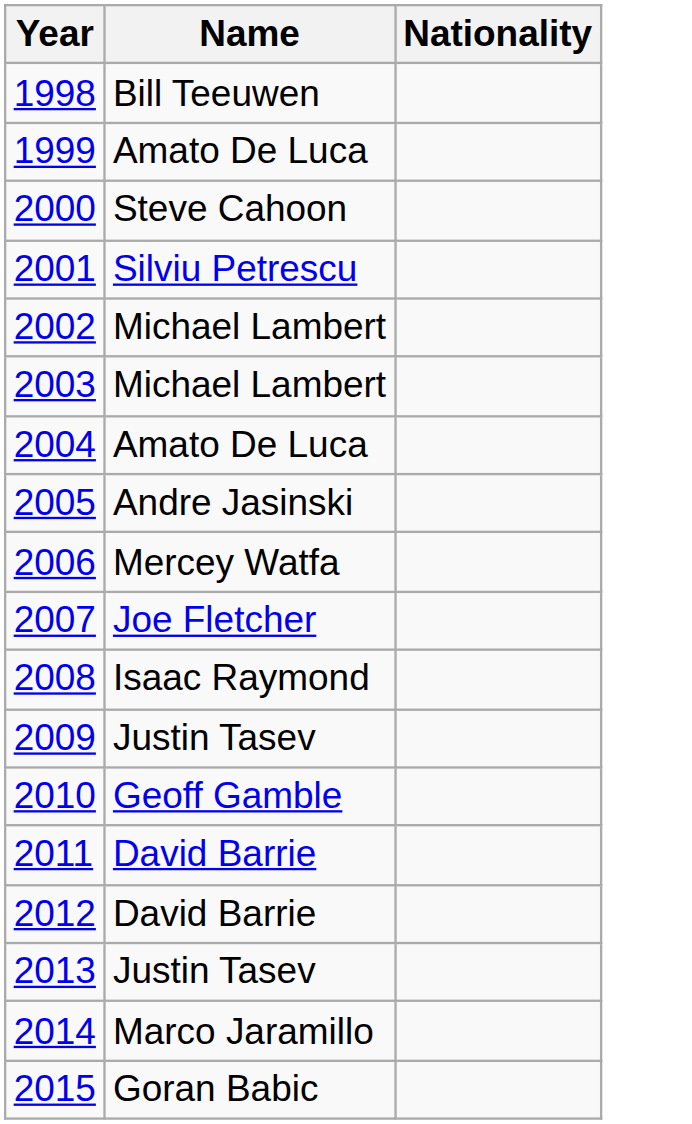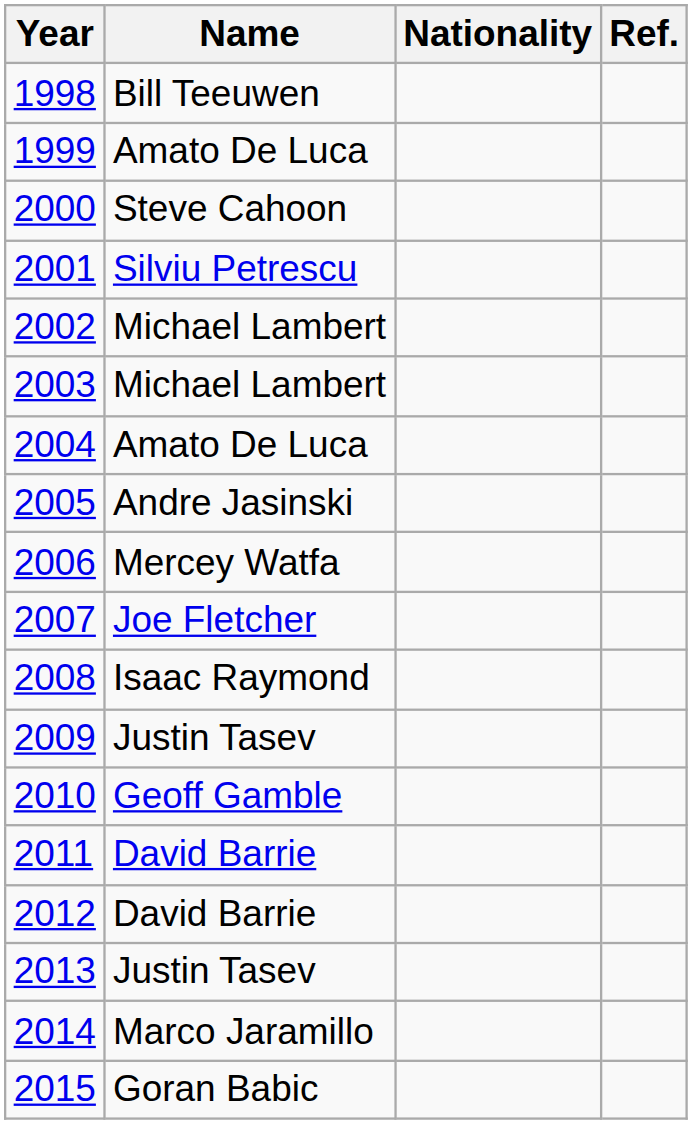+ column: (644, 33)
